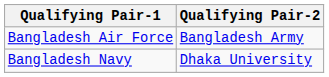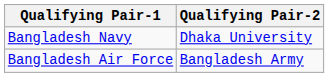rows swapped: (91, 38) <-> (70, 61)
